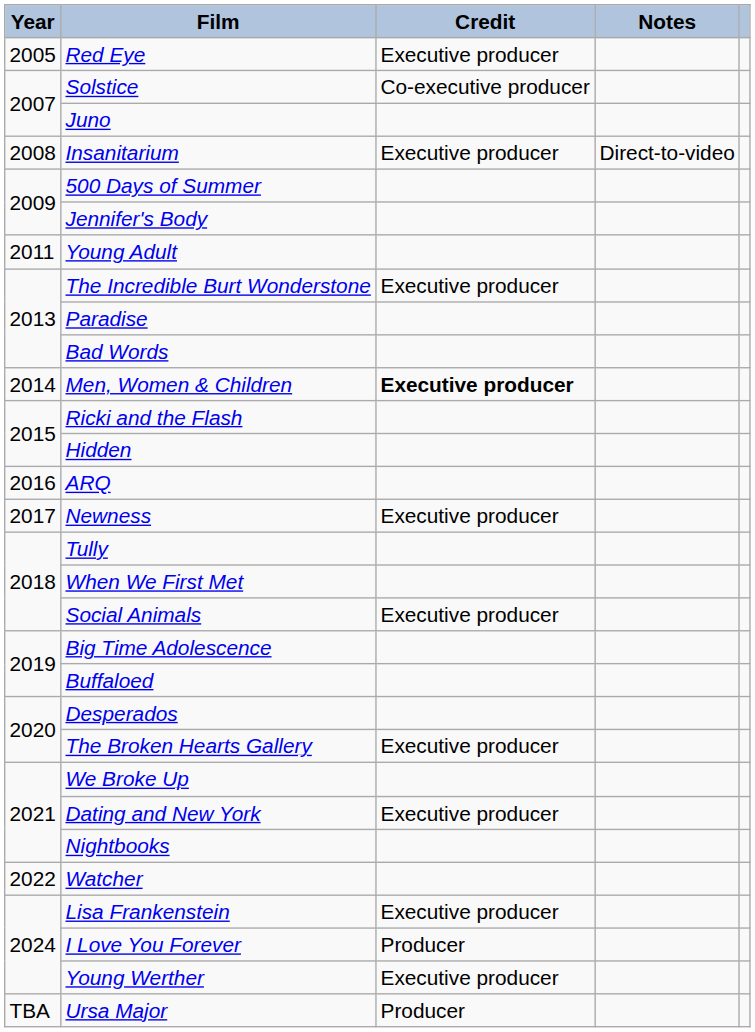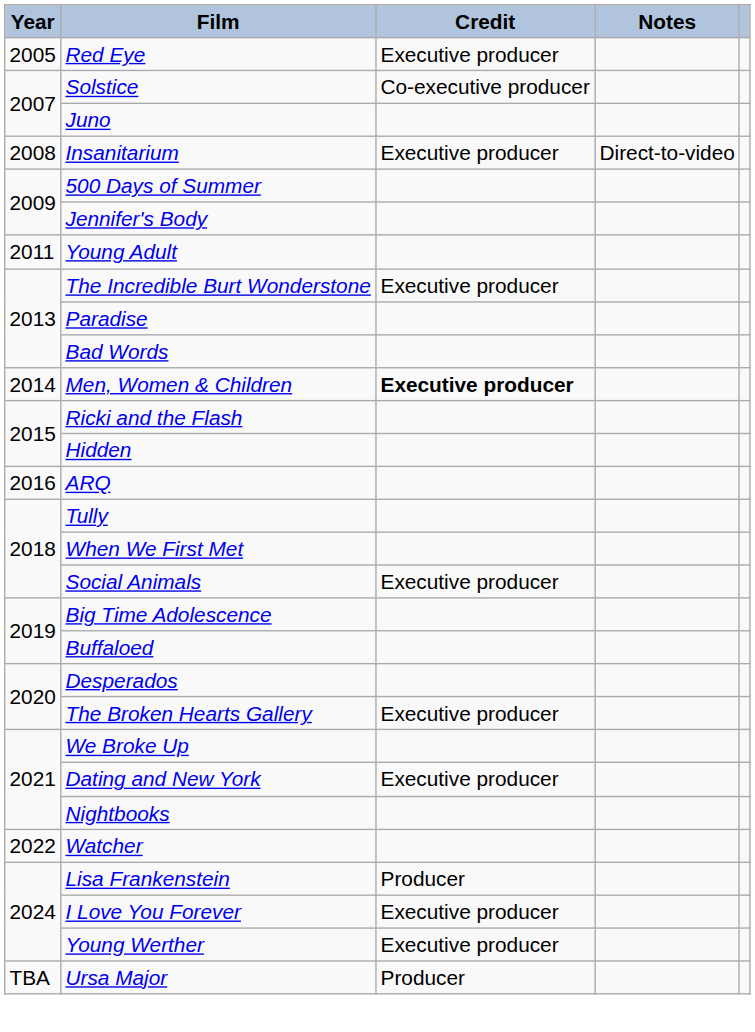- row: (108, 516)
(470, 911) Executive producer -> (423, 878) Producer
(423, 944) Producer -> (470, 911) Executive producer
